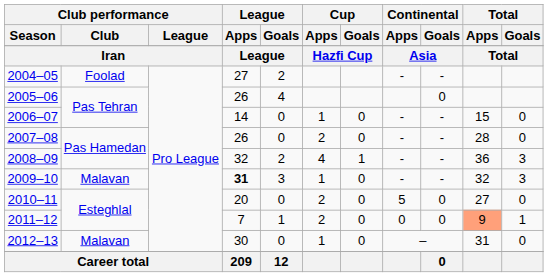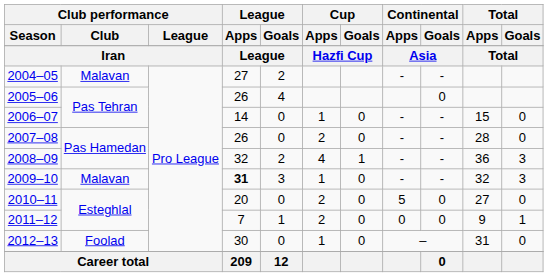(105, 76) Foolad -> (105, 76) Malavan
(482, 220) lightsalmon background -> (482, 220) no background
(105, 240) Malavan -> (105, 240) Foolad
